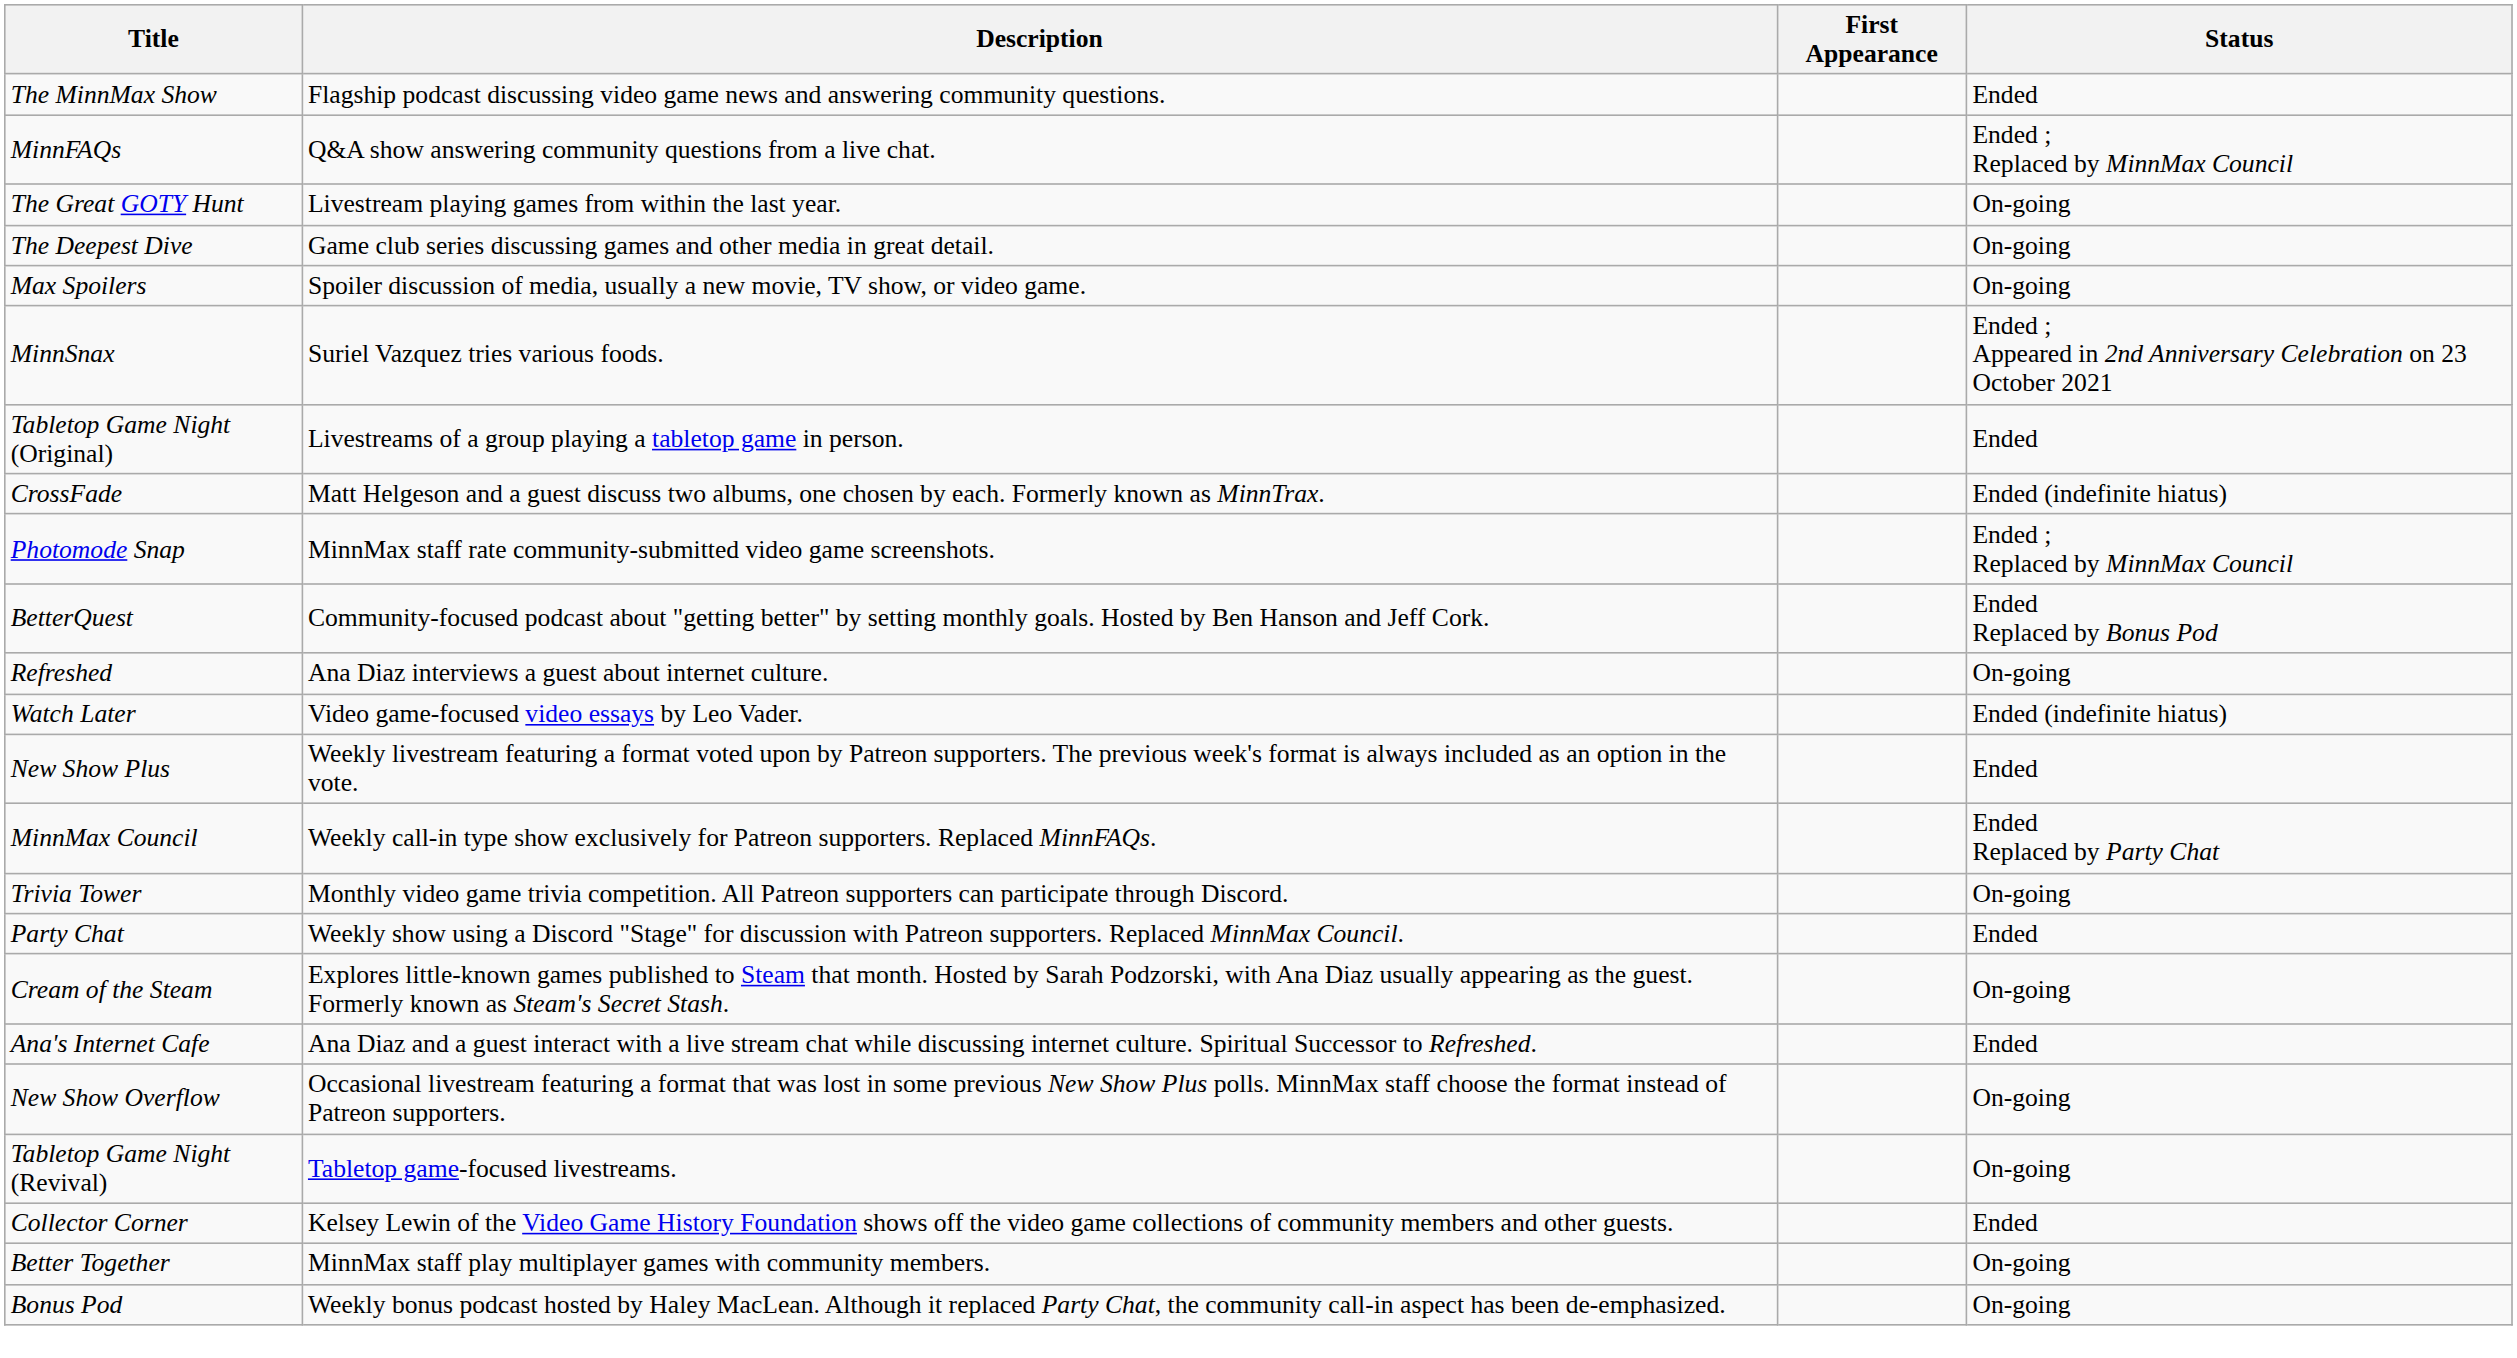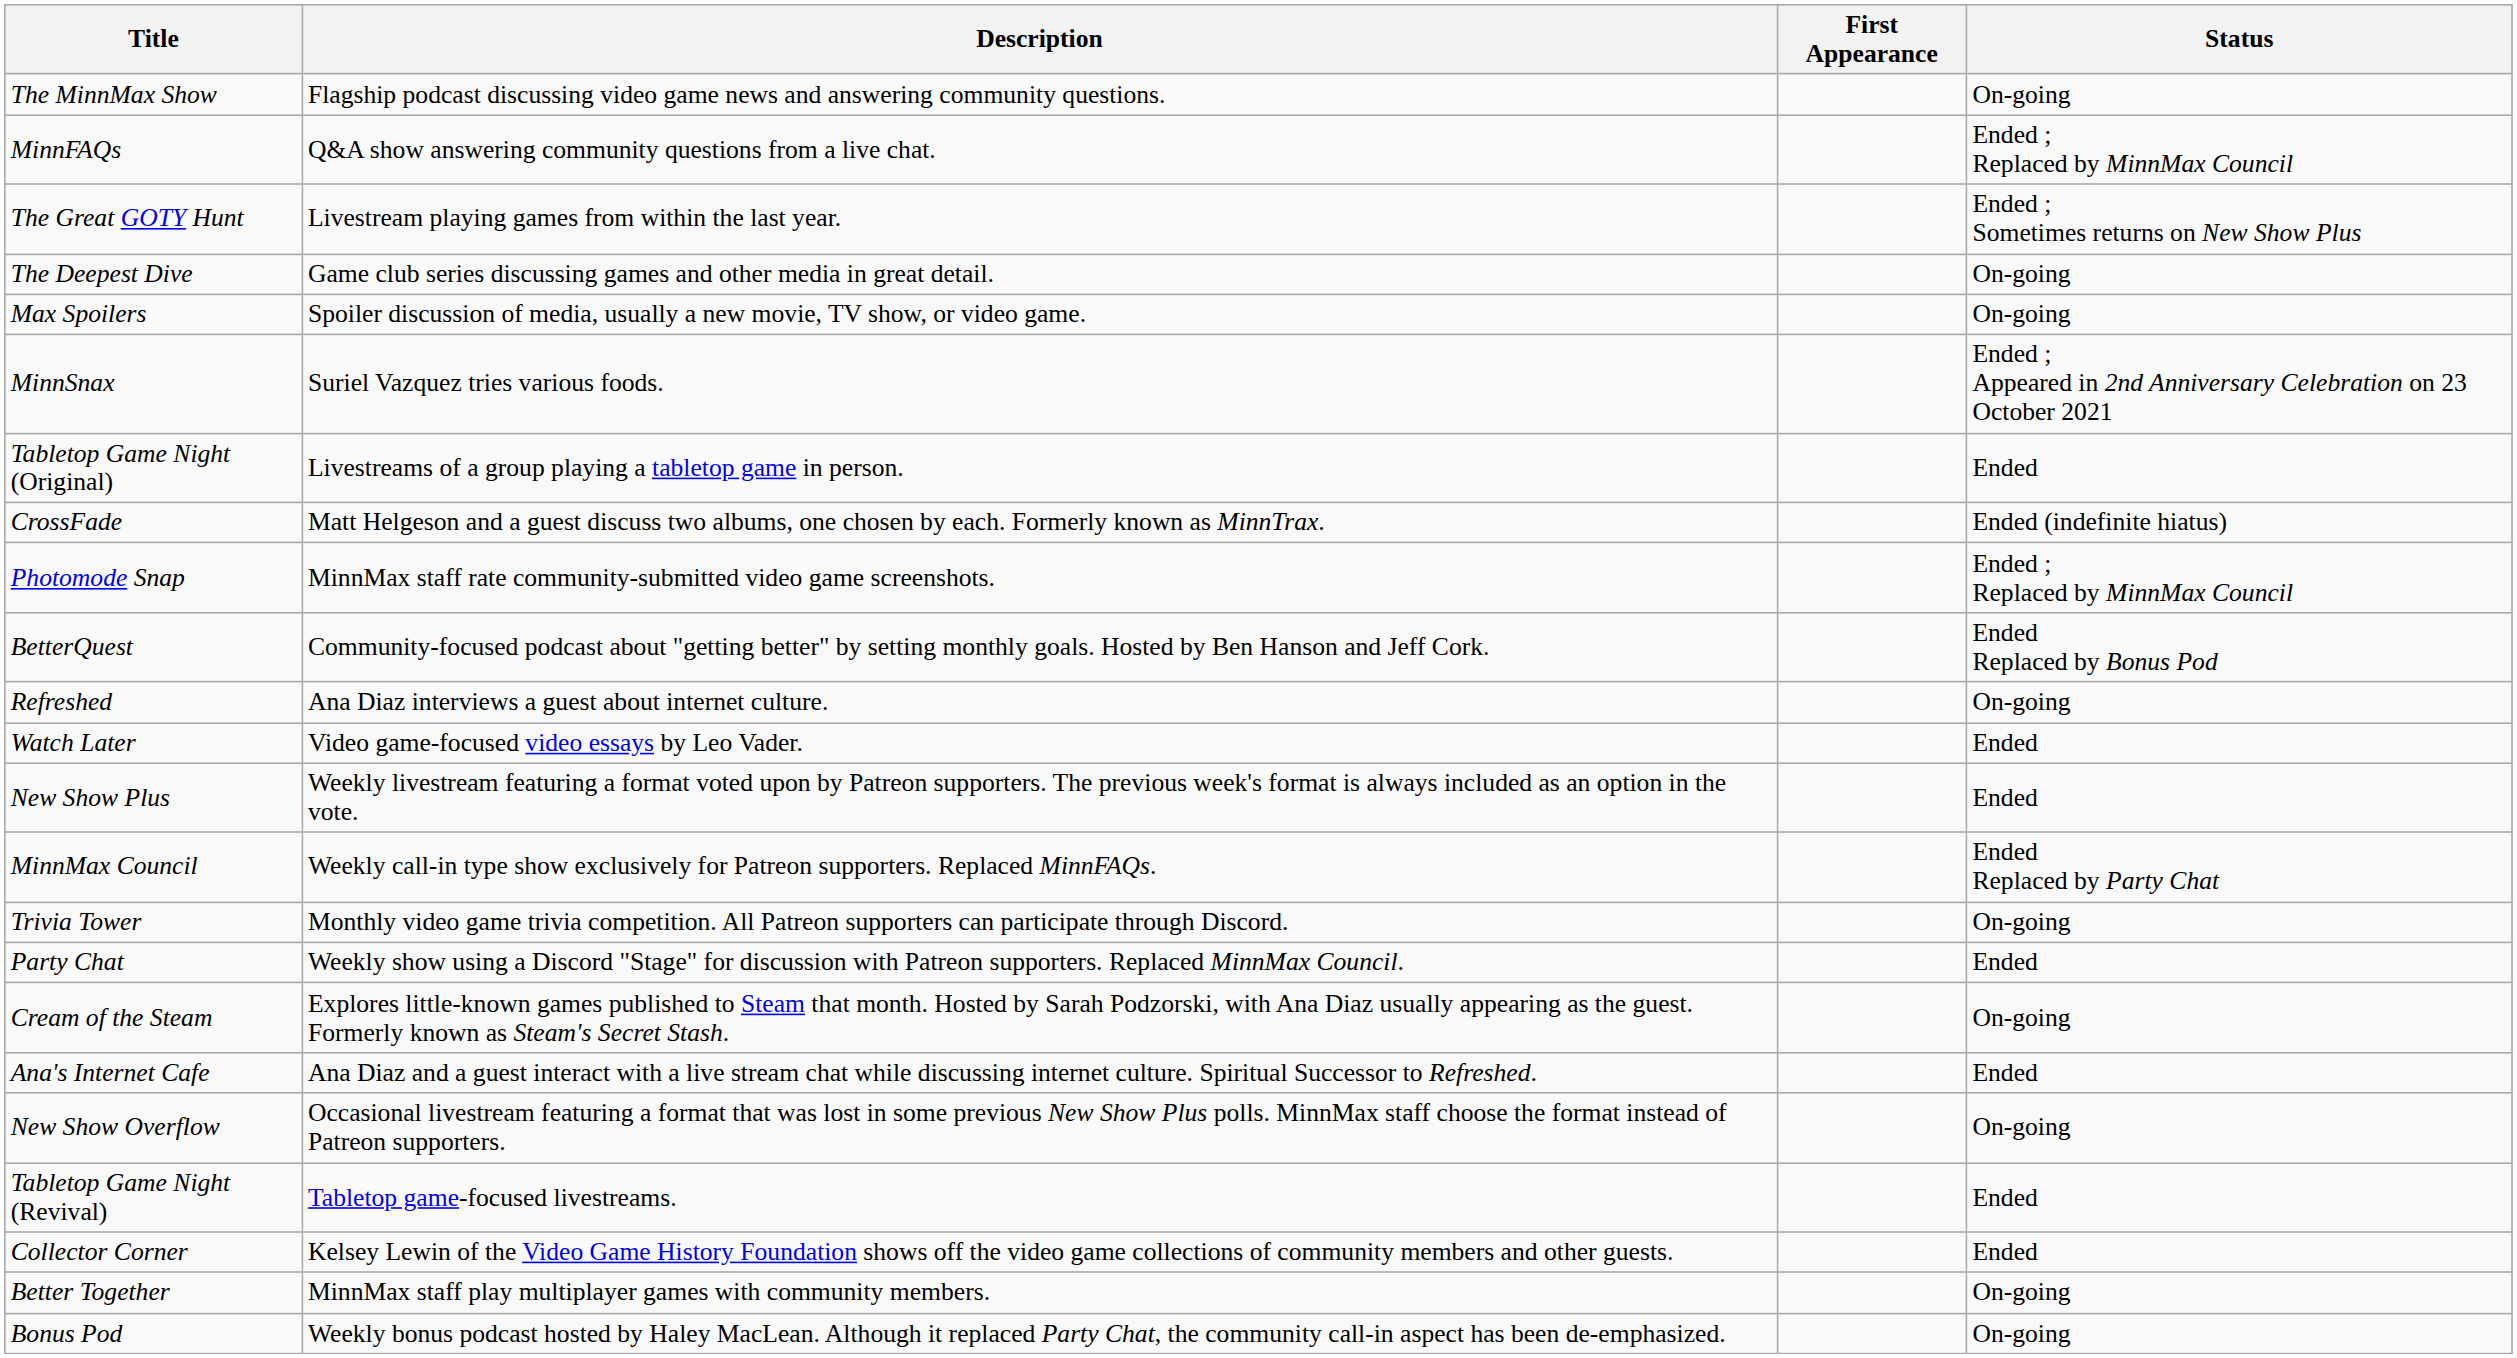(2005, 94) Ended -> (2021, 94) On-going
(2021, 204) On-going -> (2167, 218) Ended ; Sometimes returns on New Show Plus
(2100, 713) Ended (indefinite hiatus) -> (2005, 742) Ended
(2021, 1168) On-going -> (2005, 1196) Ended
